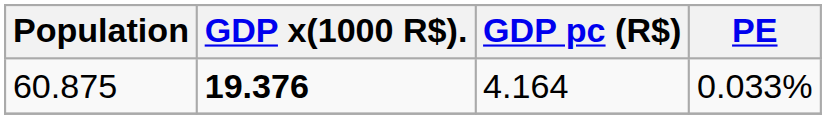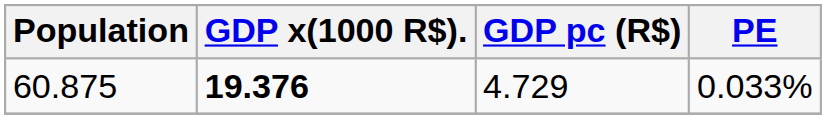(526, 85) 4.164 -> (526, 85) 4.729
